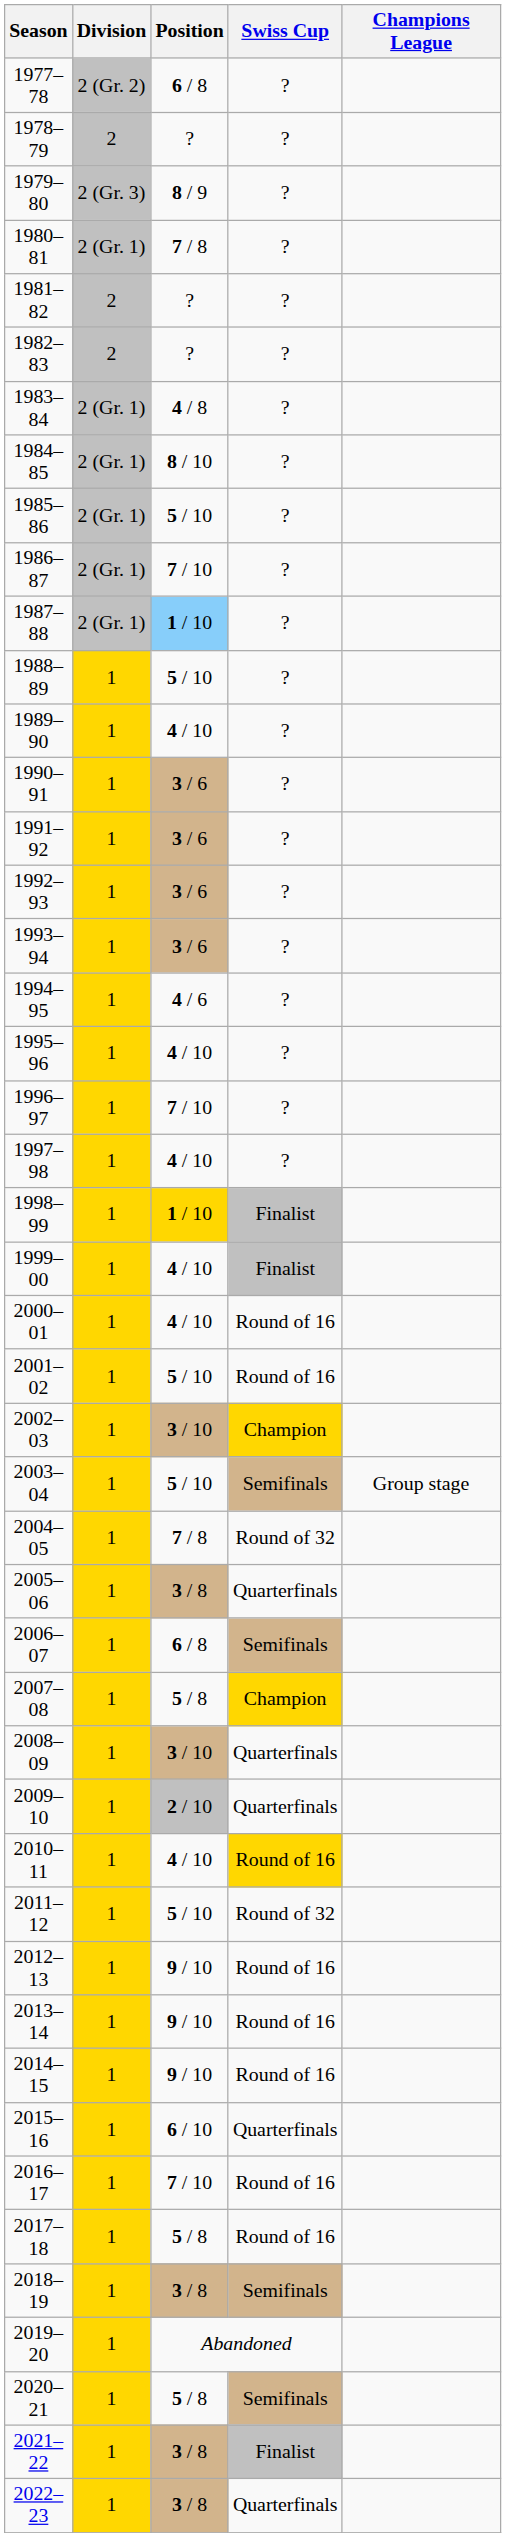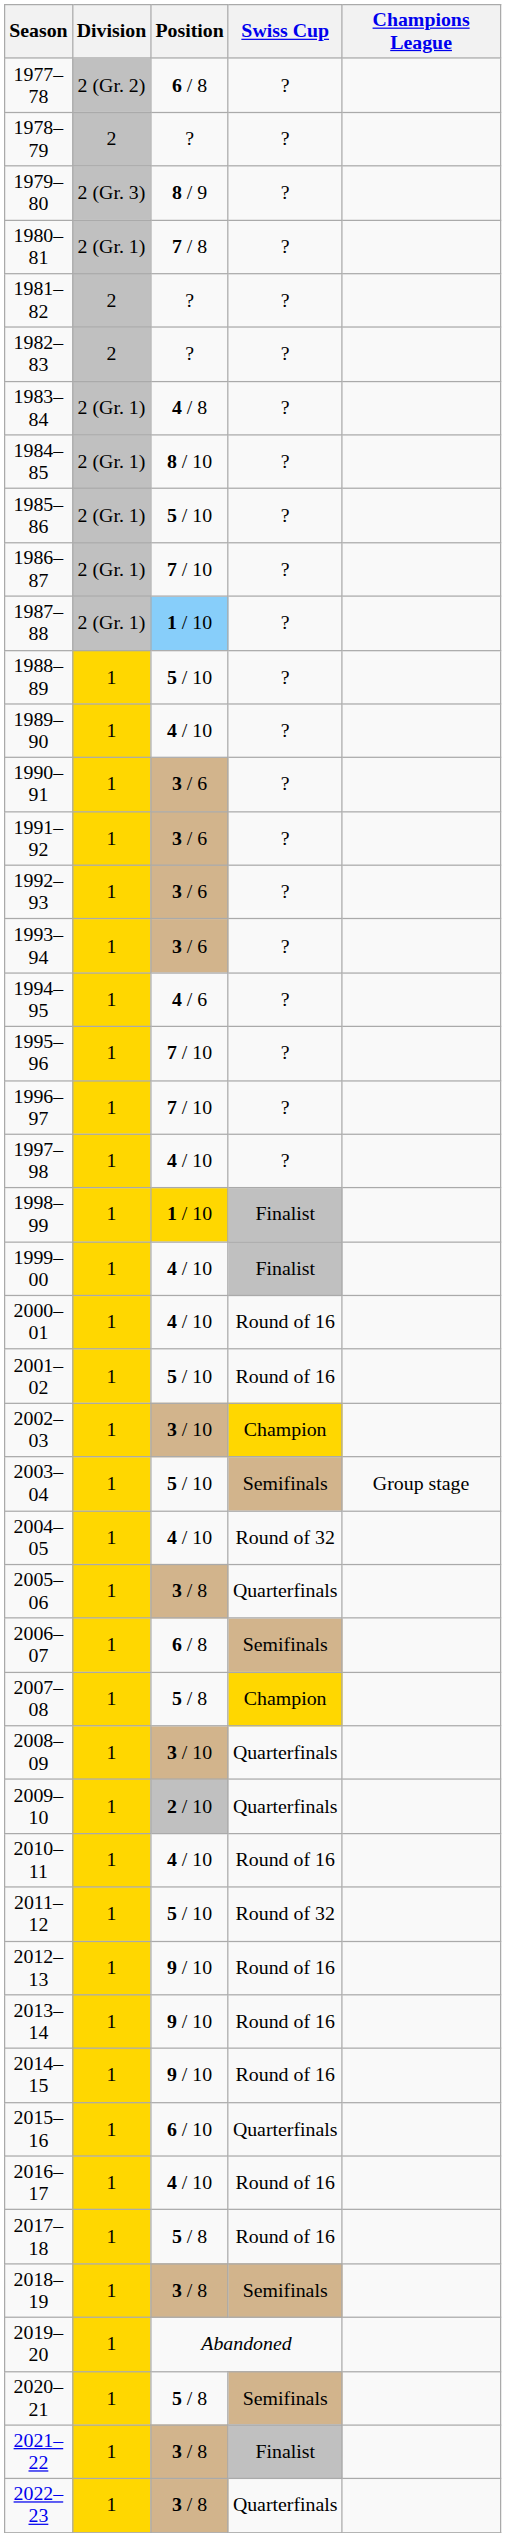(190, 1053) 4 / 10 -> (190, 1053) 7 / 10
(190, 1537) 7 / 8 -> (190, 1537) 4 / 10
(285, 1860) gold background -> (285, 1860) no background
(190, 2182) 7 / 10 -> (190, 2182) 4 / 10
